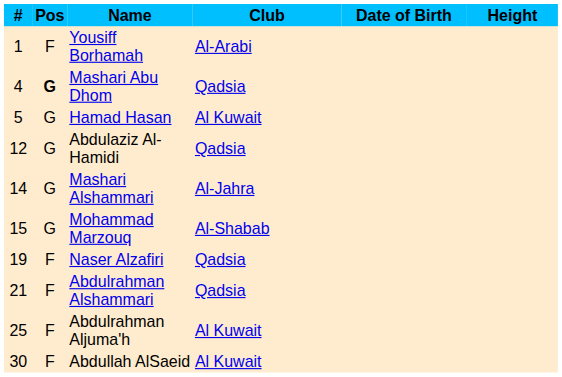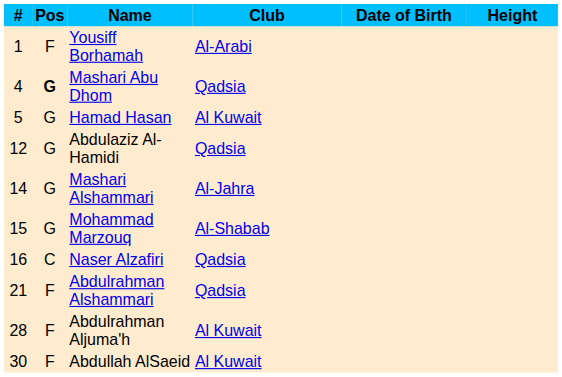(18, 259) 19 -> (18, 259) 16
(50, 259) F -> (50, 259) C
(18, 330) 25 -> (18, 330) 28
